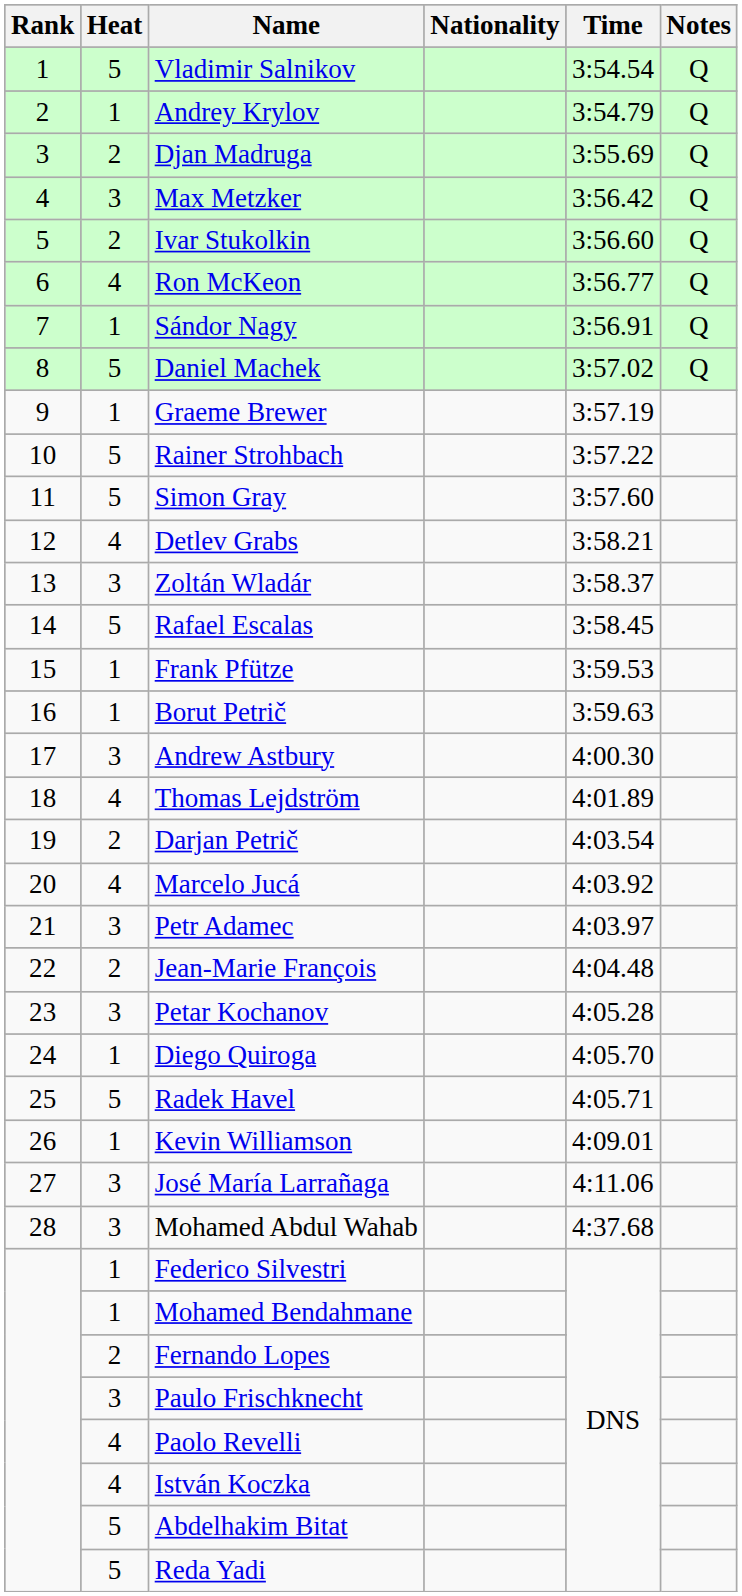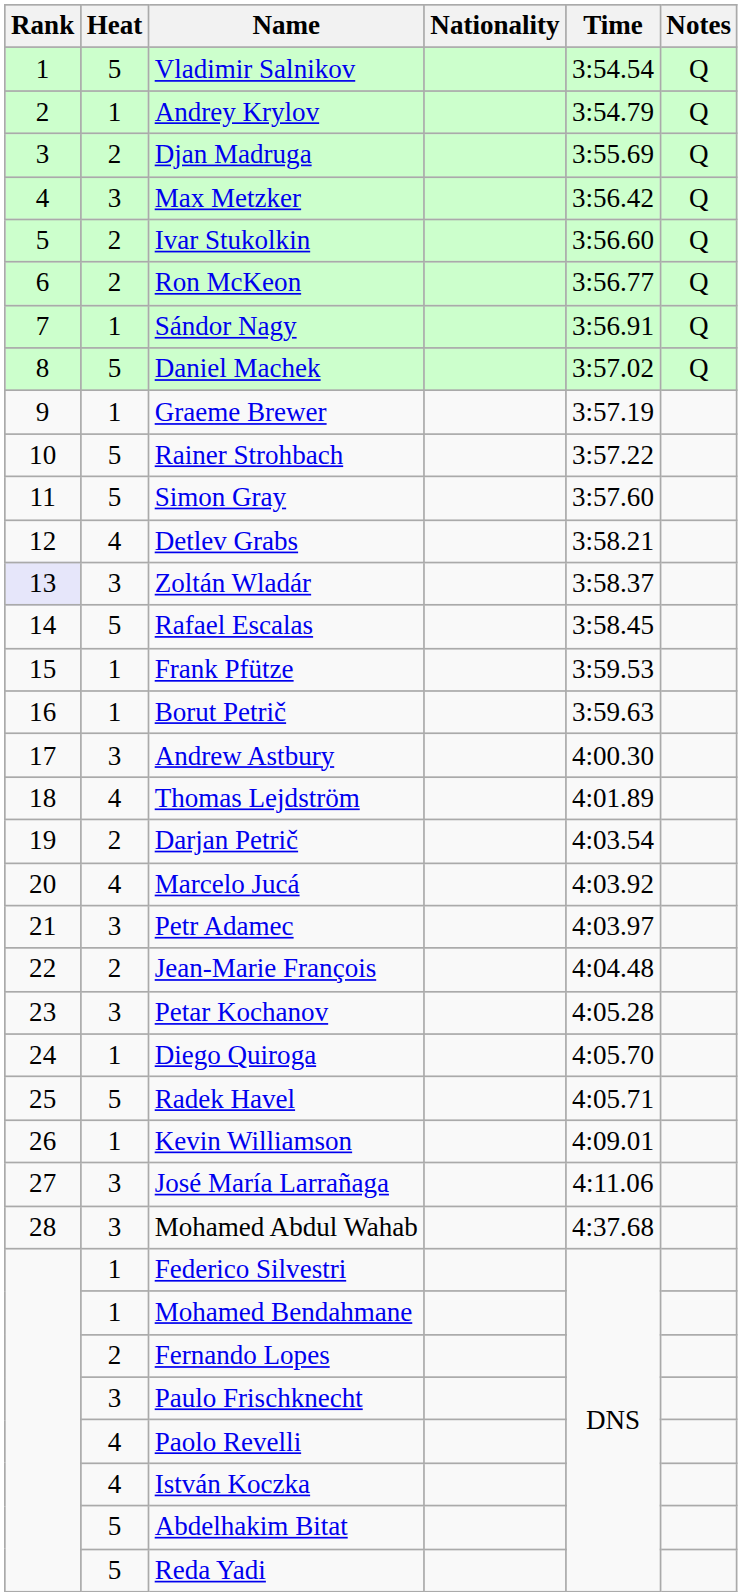(114, 283) 4 -> (114, 283) 2
(43, 583) no background -> (43, 583) lavender background
